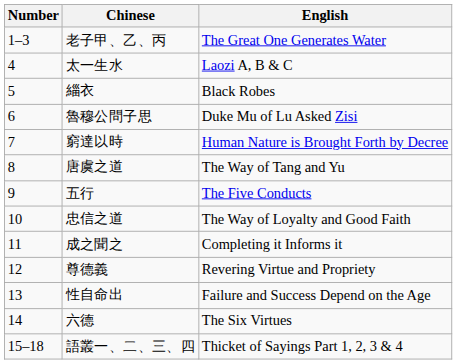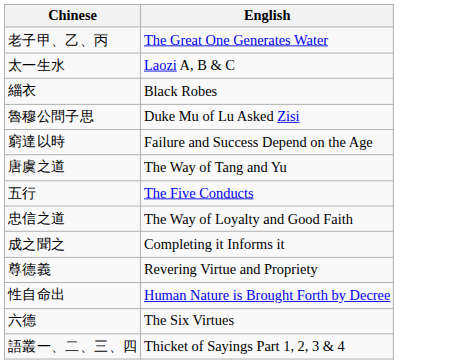- column: (33, 15)
(325, 142) Human Nature is Brought Forth by Decree -> (258, 142) Failure and Success Depend on the Age
(316, 295) Failure and Success Depend on the Age -> (267, 295) Human Nature is Brought Forth by Decree
